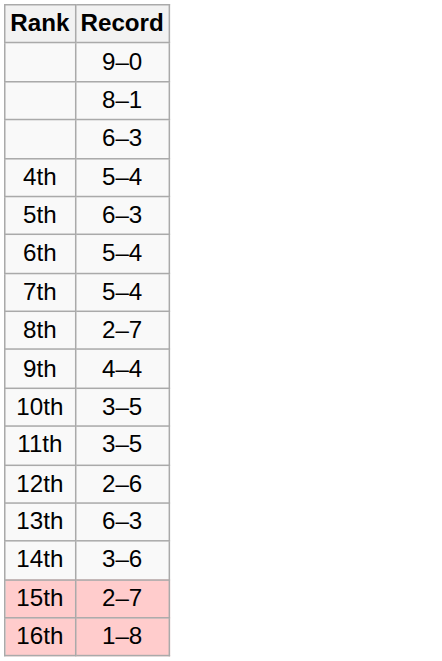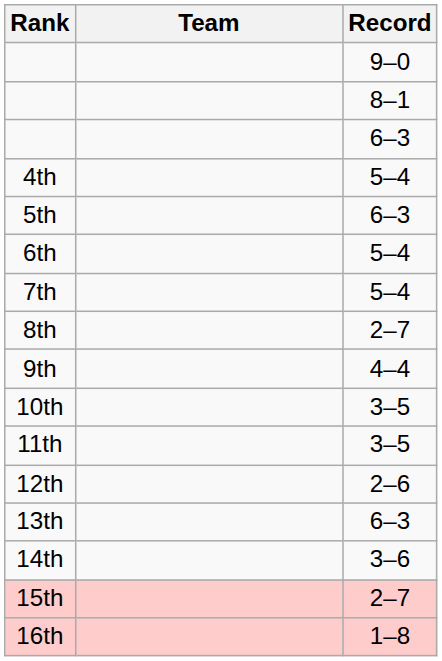+ column: (209, 23)
